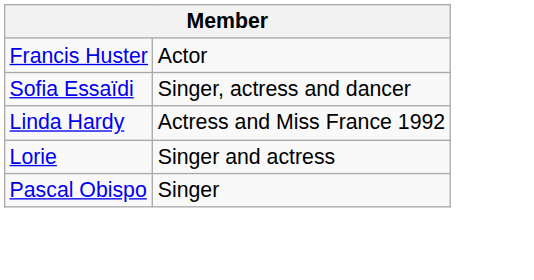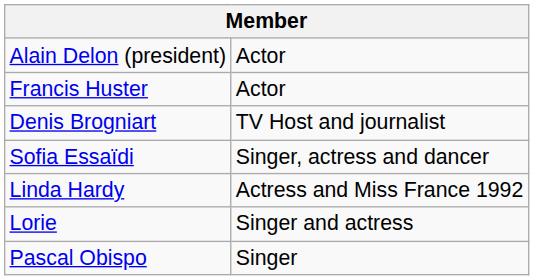+ row: (118, 55)
+ row: (83, 122)
